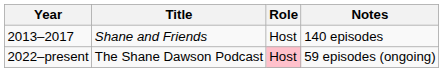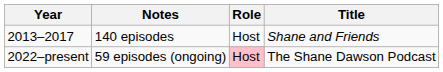columns swapped: (179, 15) <-> (370, 15)
